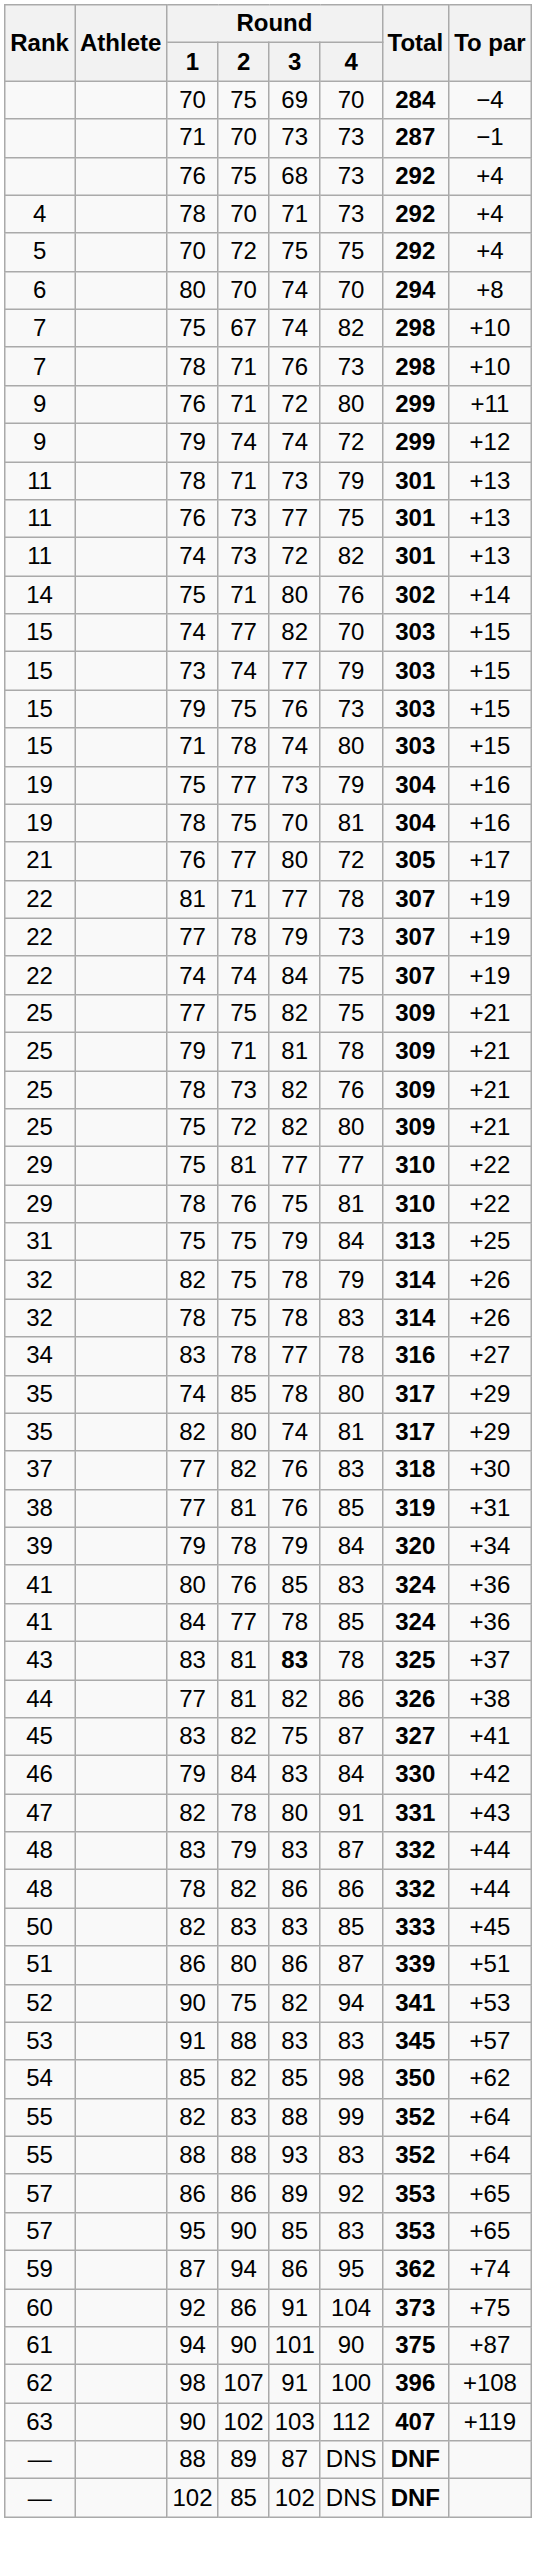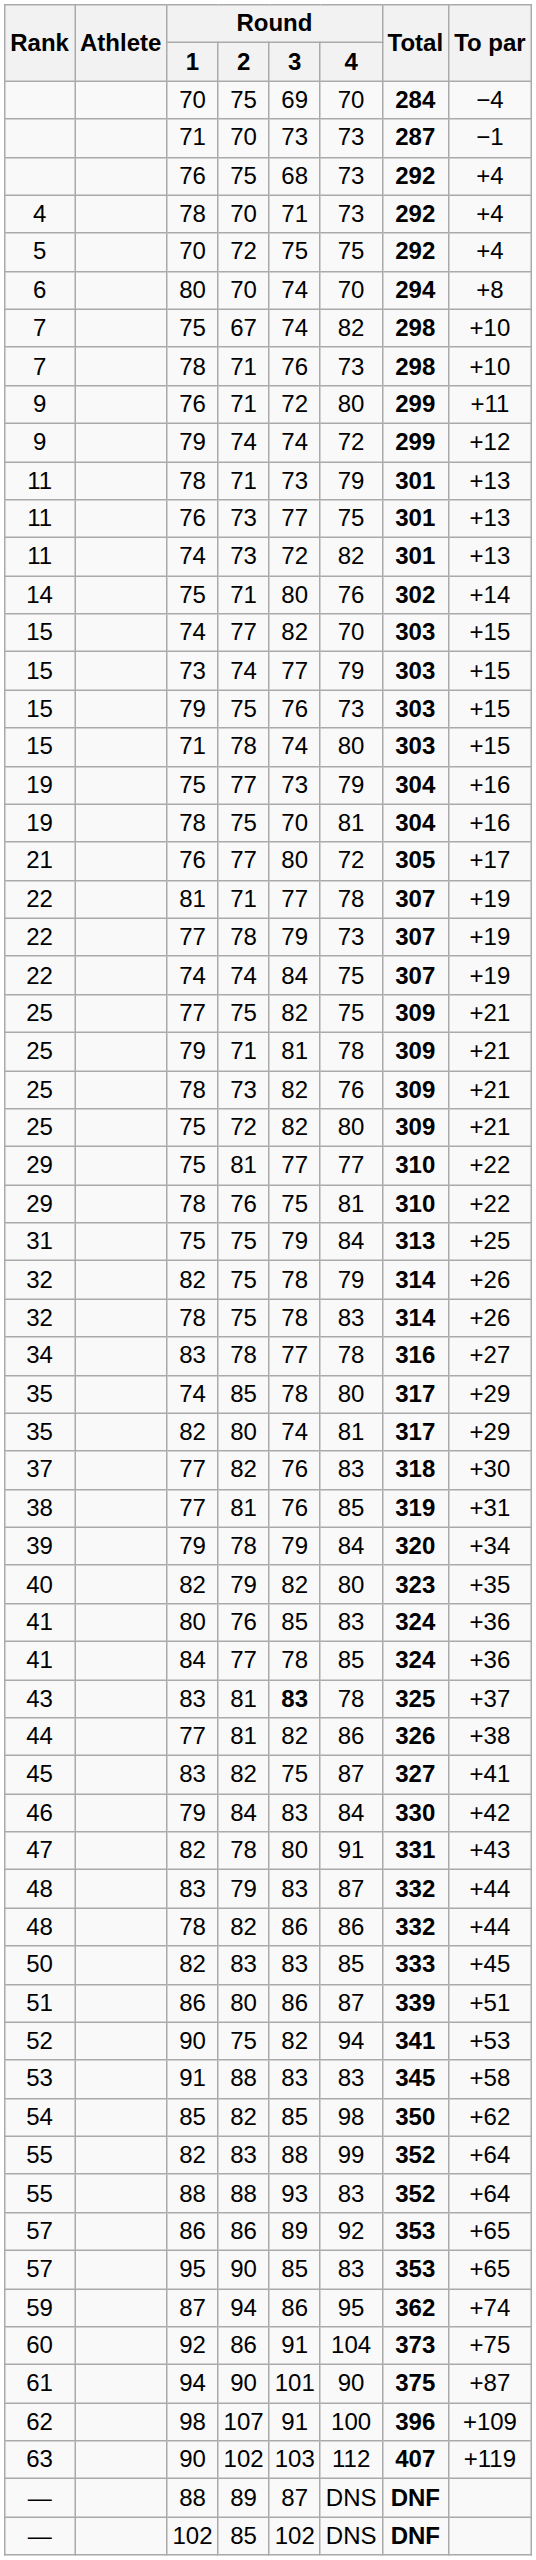+ row: (40, 1584)
(490, 2040) +57 -> (490, 2078) +58
(490, 2383) +108 -> (490, 2421) +109
